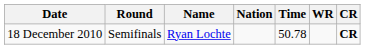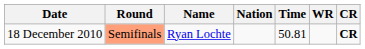(135, 34) no background -> (135, 34) lightsalmon background
(292, 34) 50.78 -> (292, 34) 50.81
